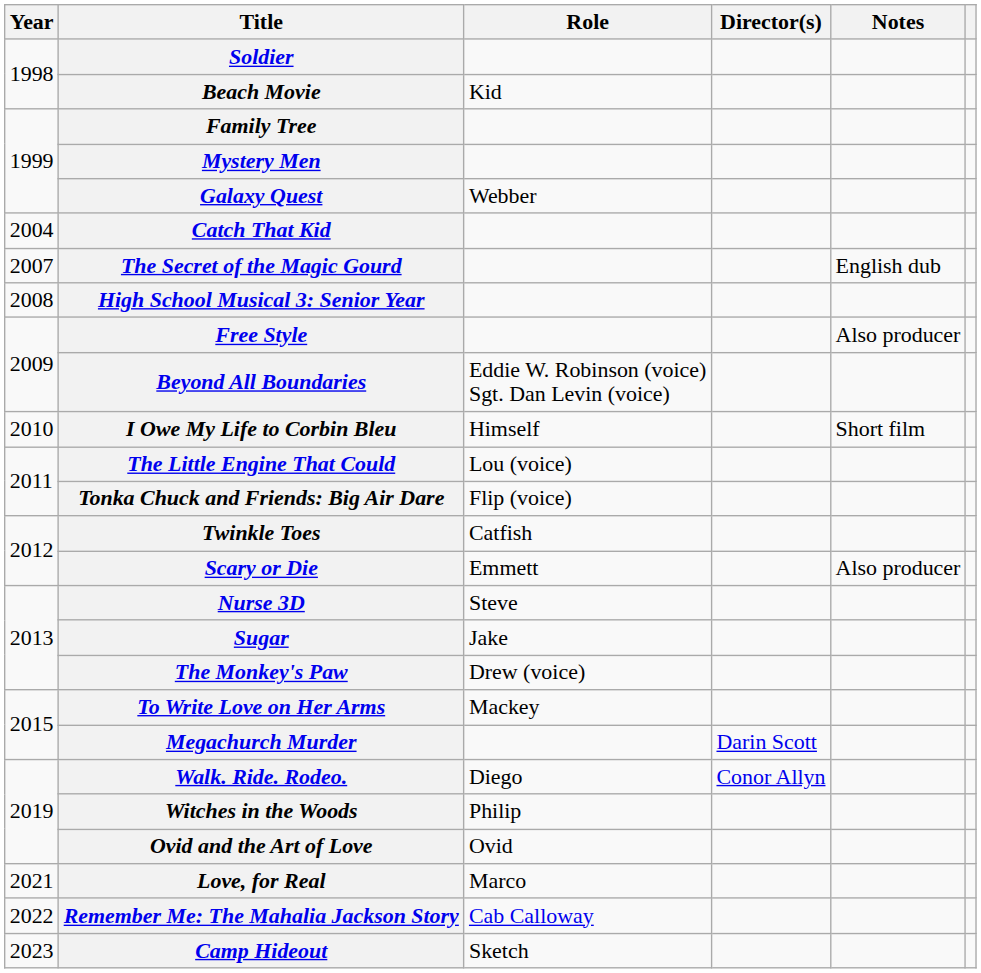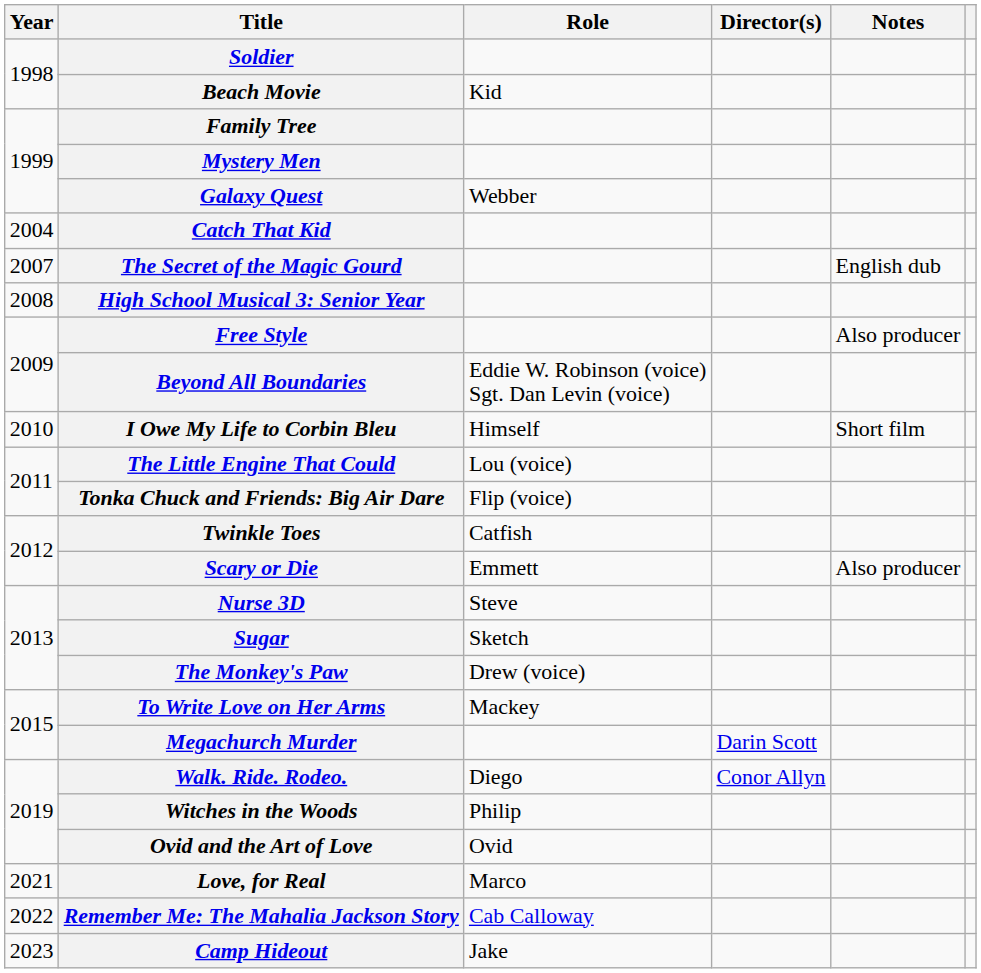(488, 637) Jake -> (499, 637) Sketch
(499, 950) Sketch -> (488, 950) Jake
